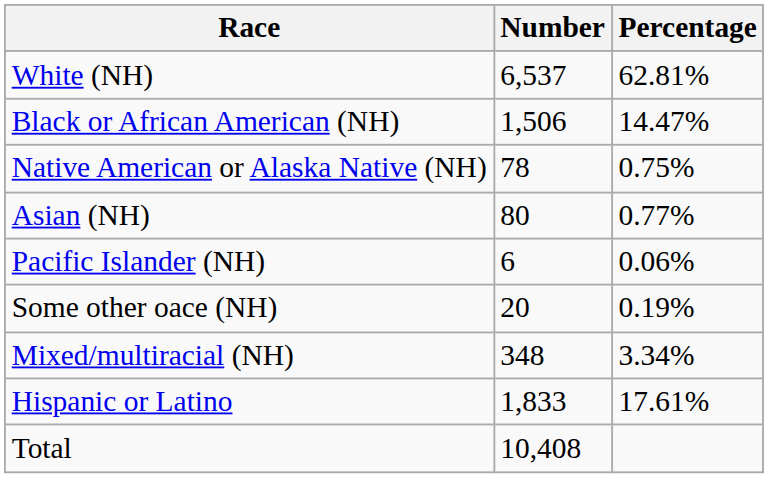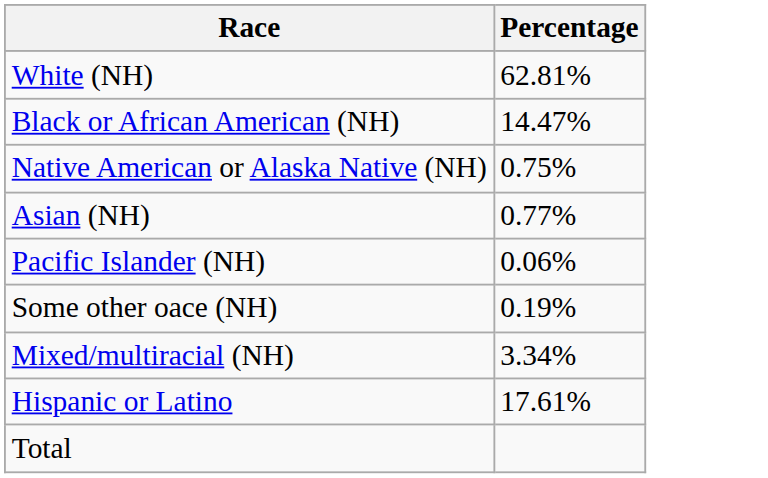- column: (553, 27)
